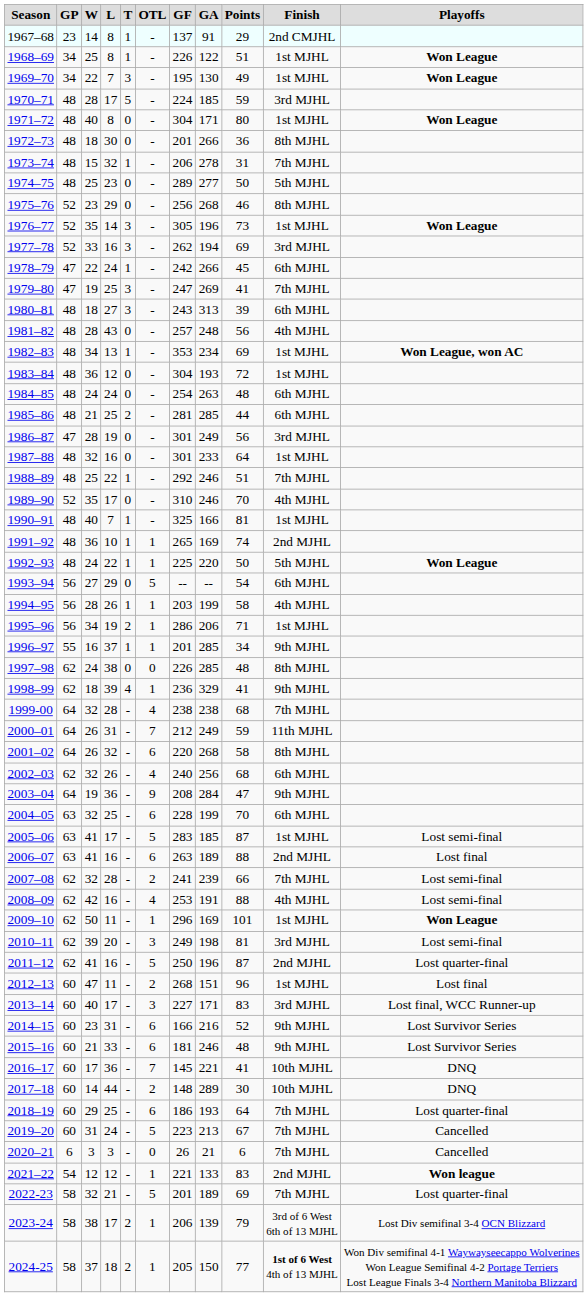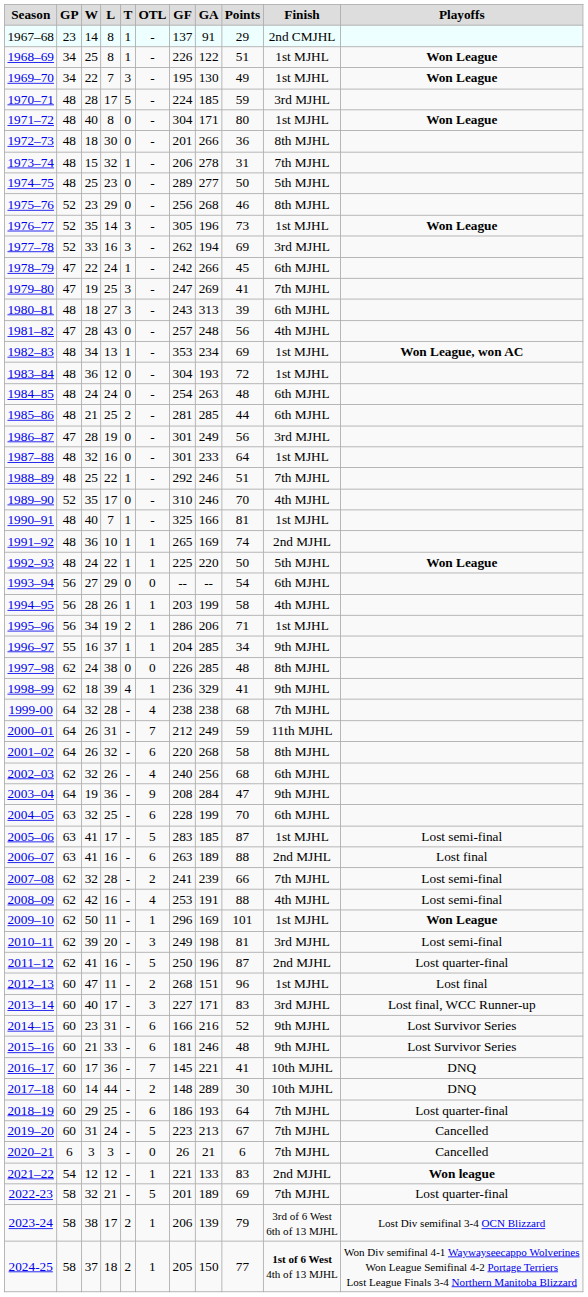(69, 330) 48 -> (69, 330) 47
(152, 583) 5 -> (152, 583) 0
(183, 646) 201 -> (183, 646) 204
